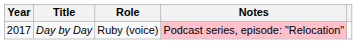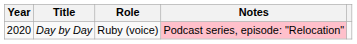(19, 30) 2017 -> (19, 30) 2020
